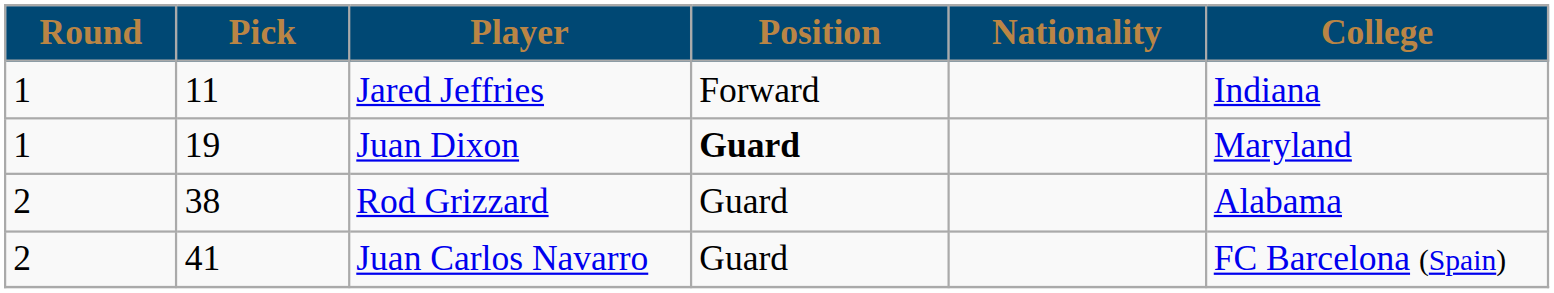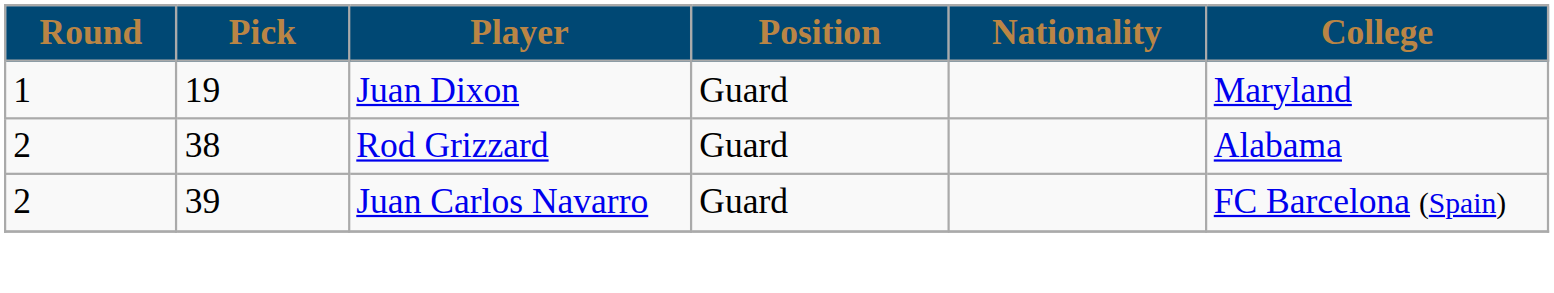- row: (450, 88)
(750, 145) bold -> (744, 88) normal
(203, 257) 41 -> (203, 201) 39
